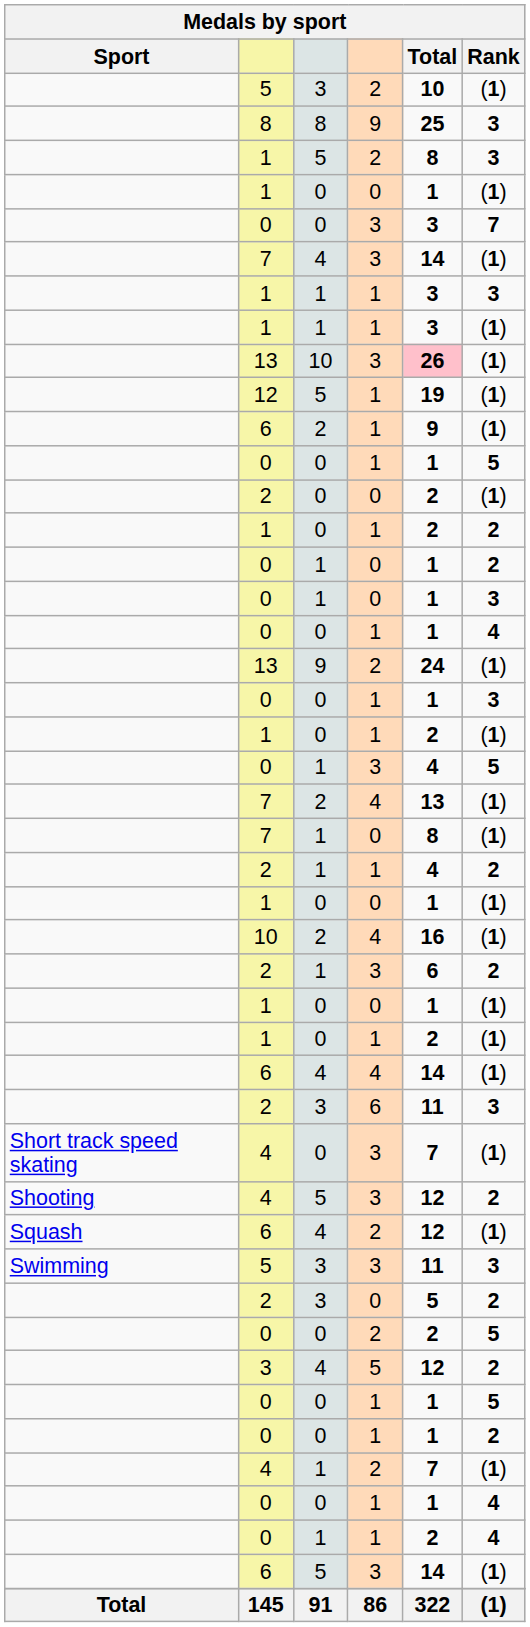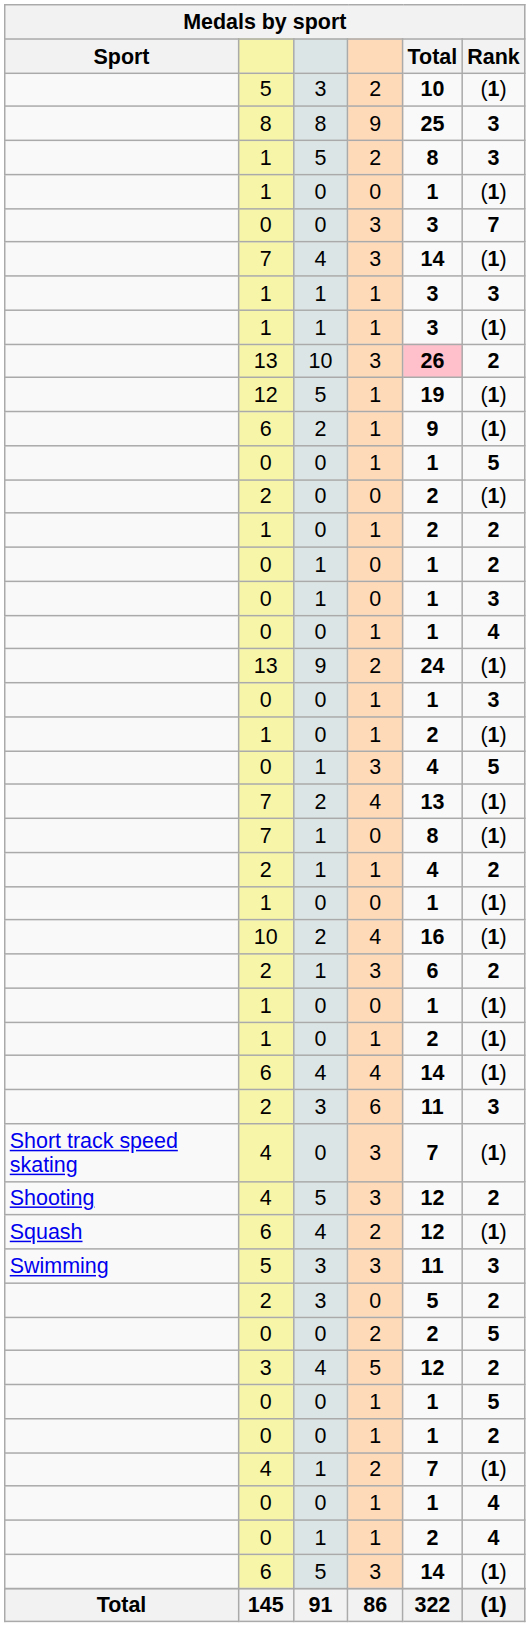(494, 361) (1) -> (494, 361) 2
